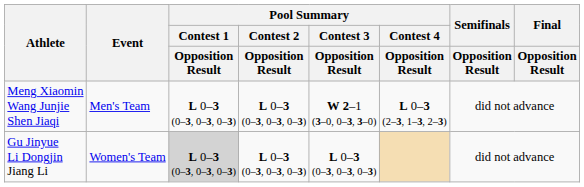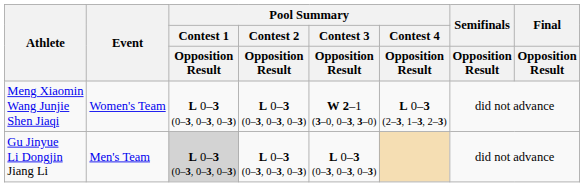(120, 106) Men's Team -> (128, 106) Women's Team
(128, 157) Women's Team -> (120, 157) Men's Team
